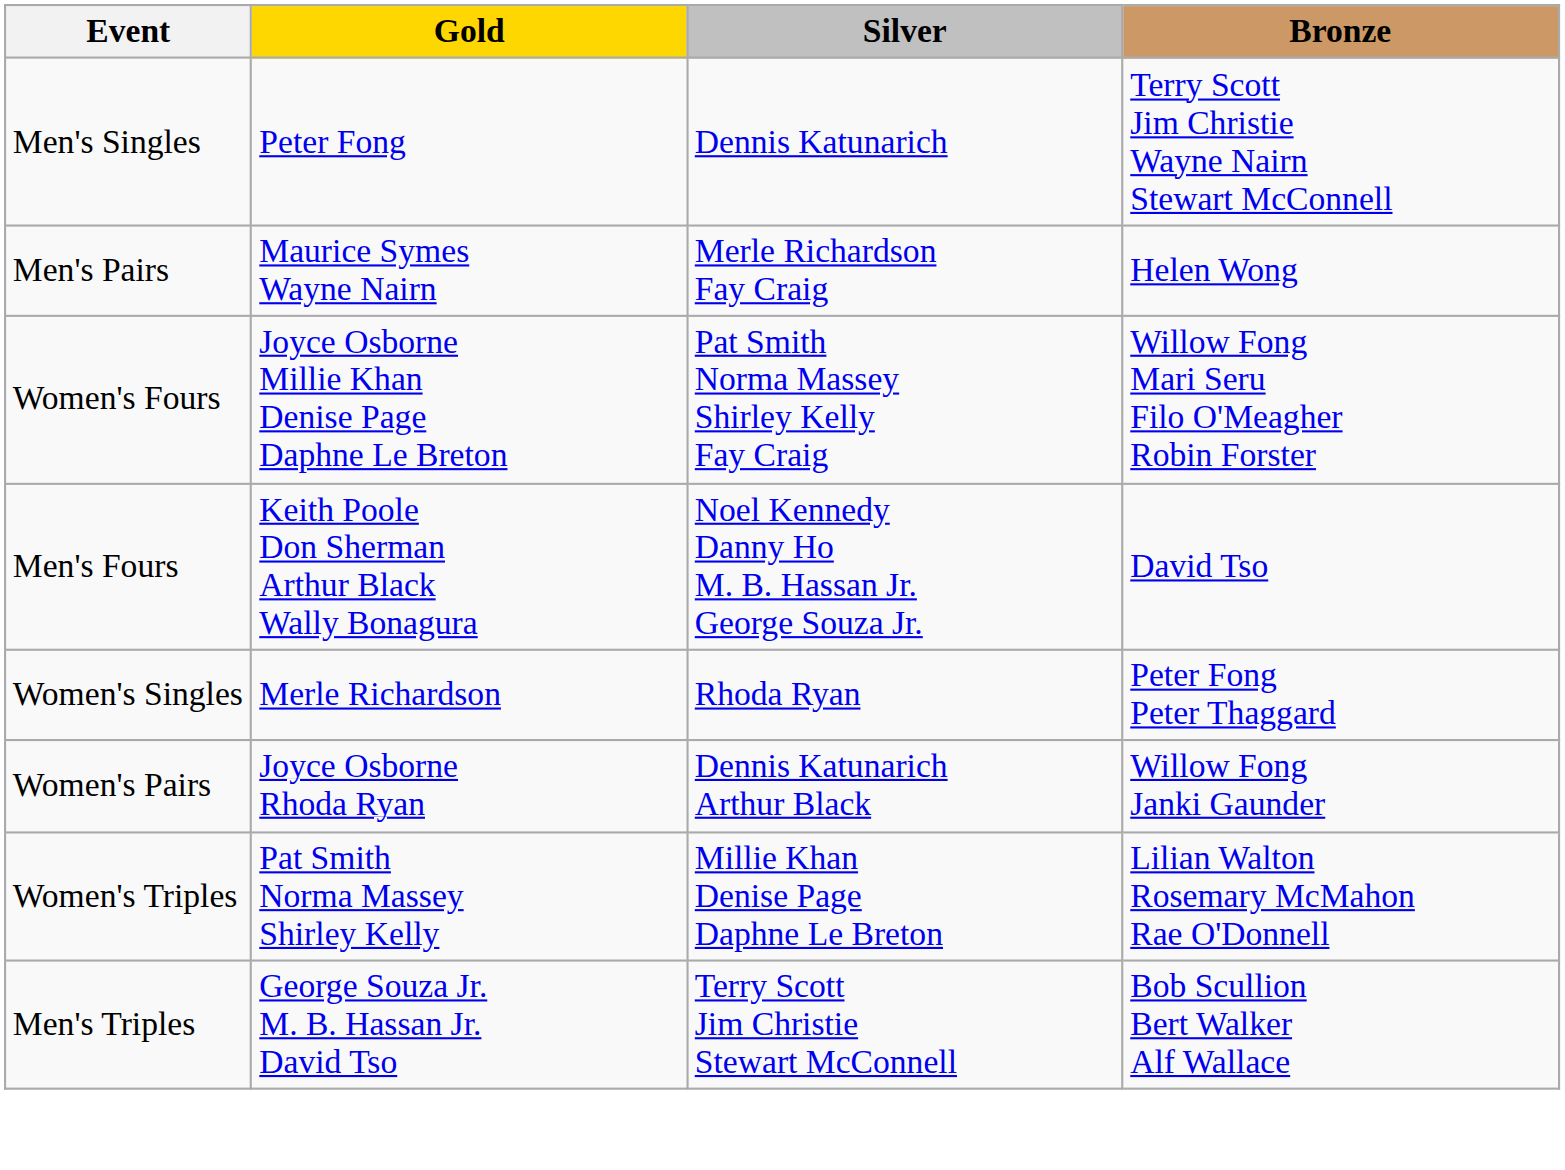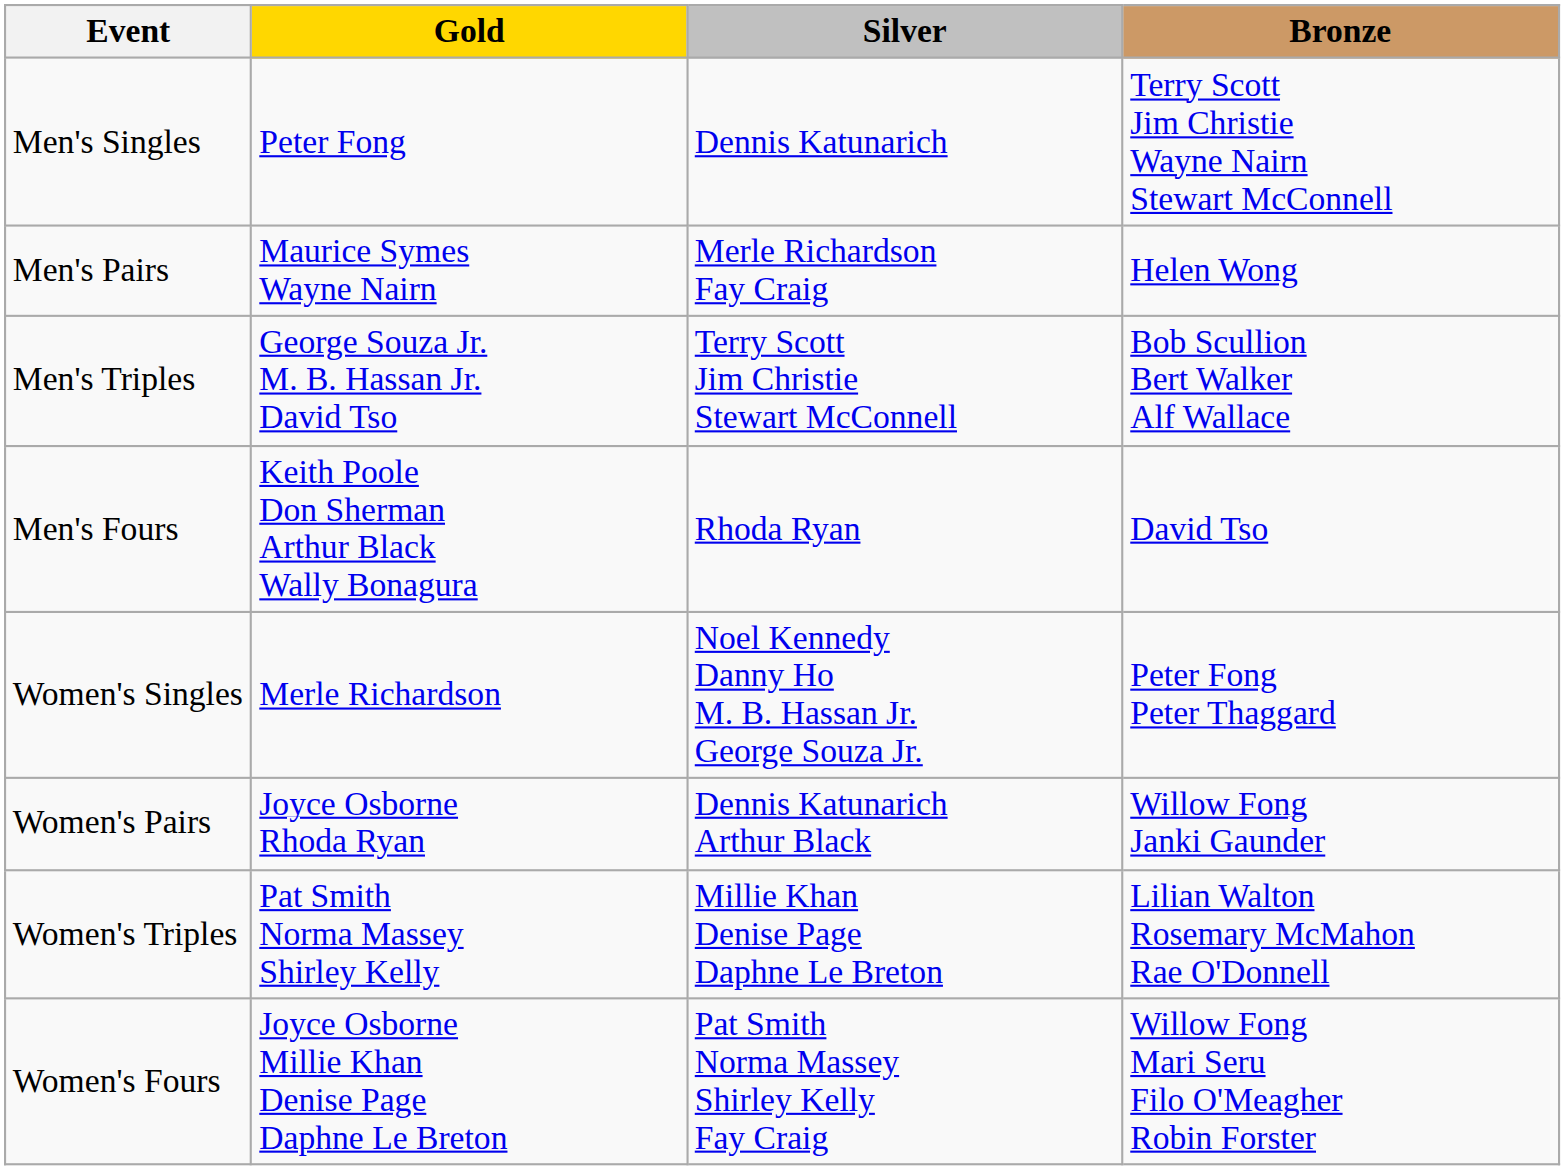rows swapped: (104, 1024) <-> (117, 398)
(809, 565) Noel Kennedy Danny Ho M. B. Hassan Jr. George Souza Jr. -> (778, 527) Rhoda Ryan
(778, 694) Rhoda Ryan -> (809, 694) Noel Kennedy Danny Ho M. B. Hassan Jr. George Souza Jr.
